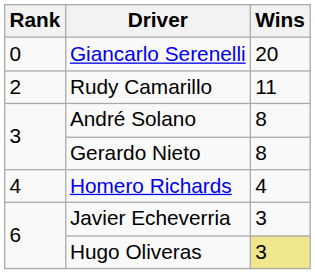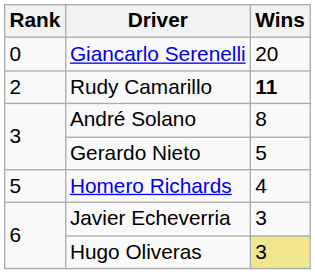(266, 86) normal -> (266, 86) bold
(261, 152) 8 -> (261, 152) 5
(15, 185) 4 -> (15, 185) 5
